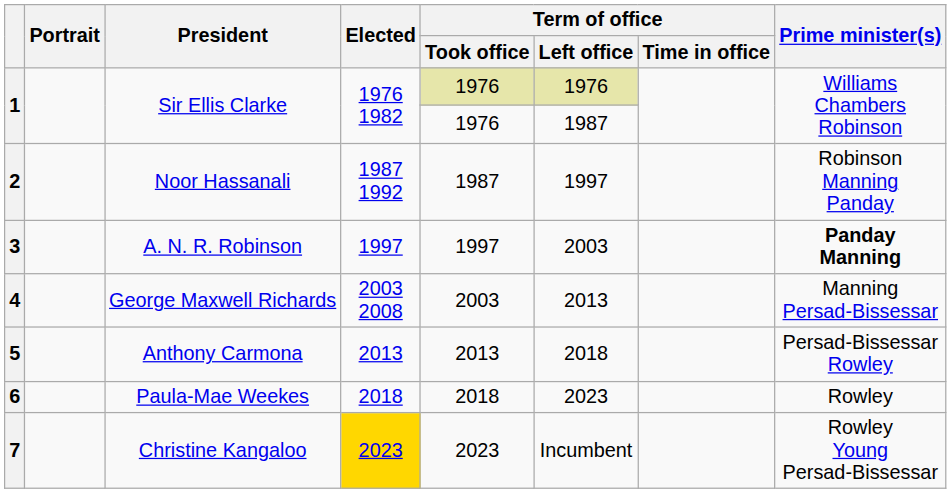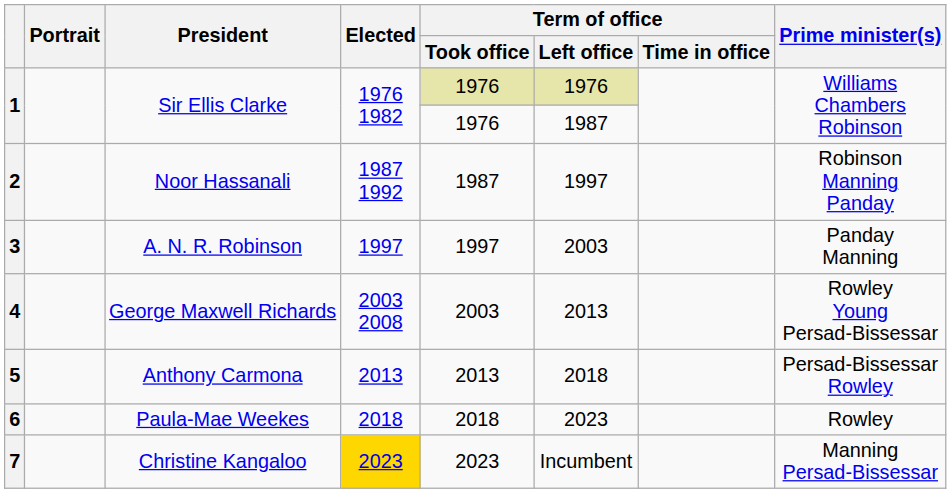(860, 246) bold -> (860, 246) normal
(860, 300) Manning Persad-Bissessar -> (860, 311) Rowley Young Persad-Bissessar
(860, 450) Rowley Young Persad-Bissessar -> (860, 461) Manning Persad-Bissessar
